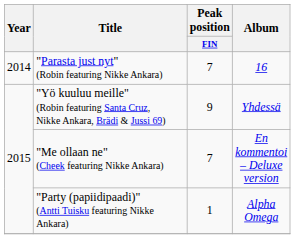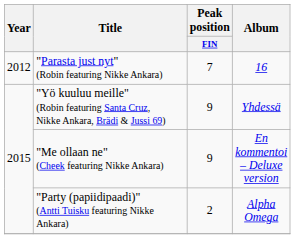(19, 68) 2014 -> (19, 68) 2012
(210, 158) 7 -> (210, 158) 9
(210, 210) 1 -> (210, 210) 2
